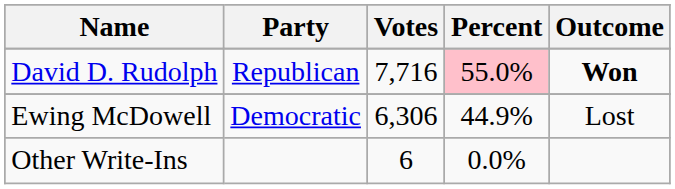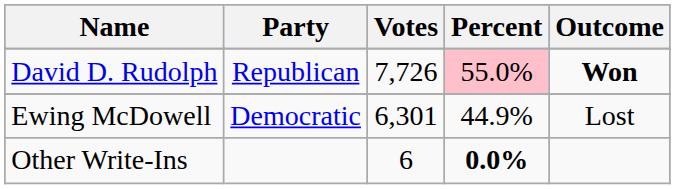(406, 71) 7,716 -> (406, 71) 7,726
(406, 115) 6,306 -> (406, 115) 6,301
(497, 159) normal -> (497, 159) bold
